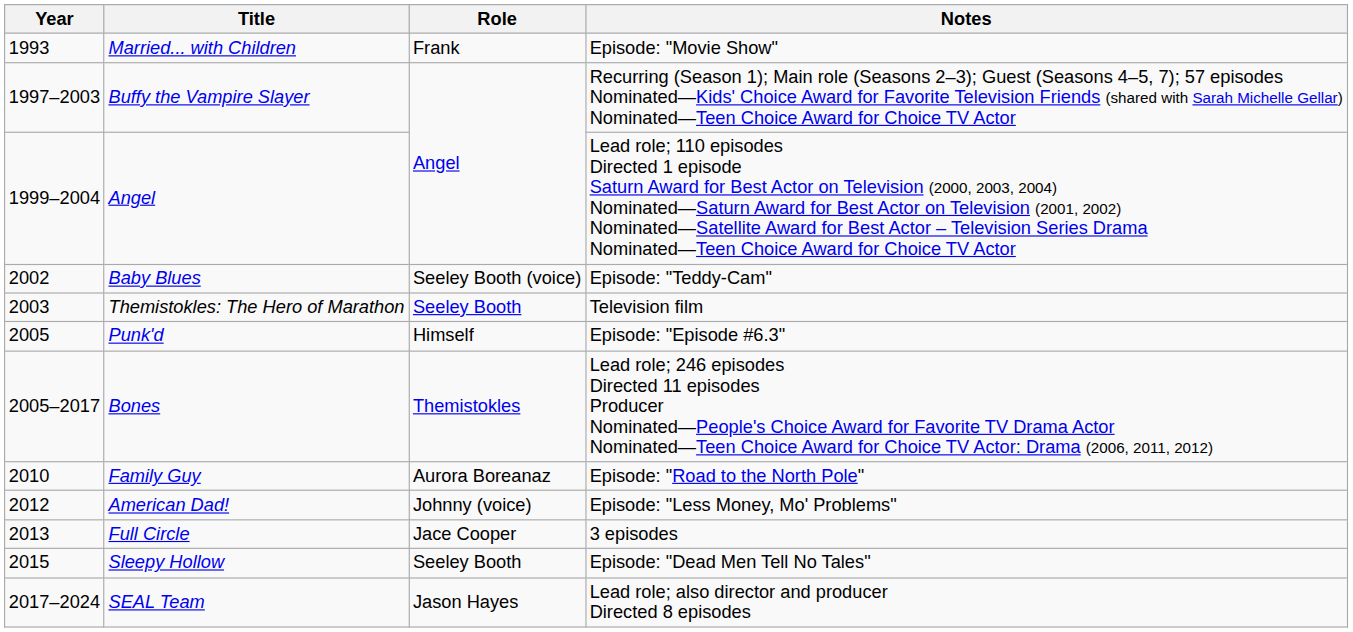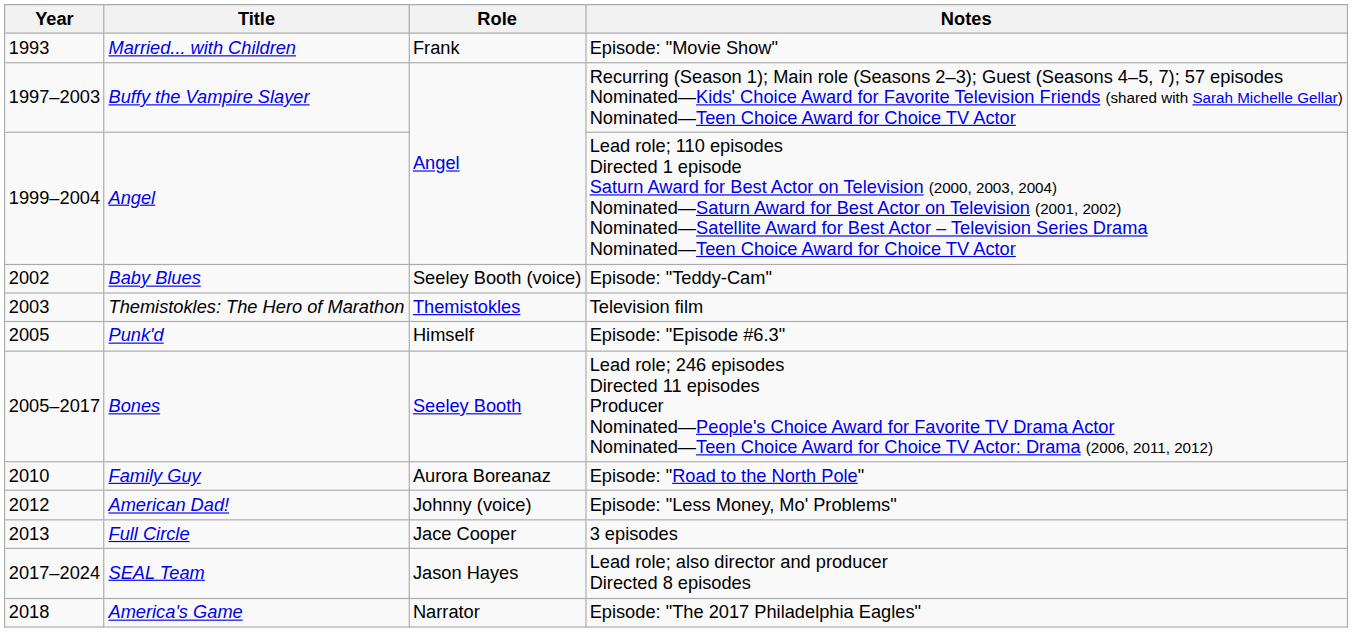(467, 307) Seeley Booth -> (467, 307) Themistokles
(467, 406) Themistokles -> (467, 406) Seeley Booth
- row: (166, 562)
+ row: (176, 612)
